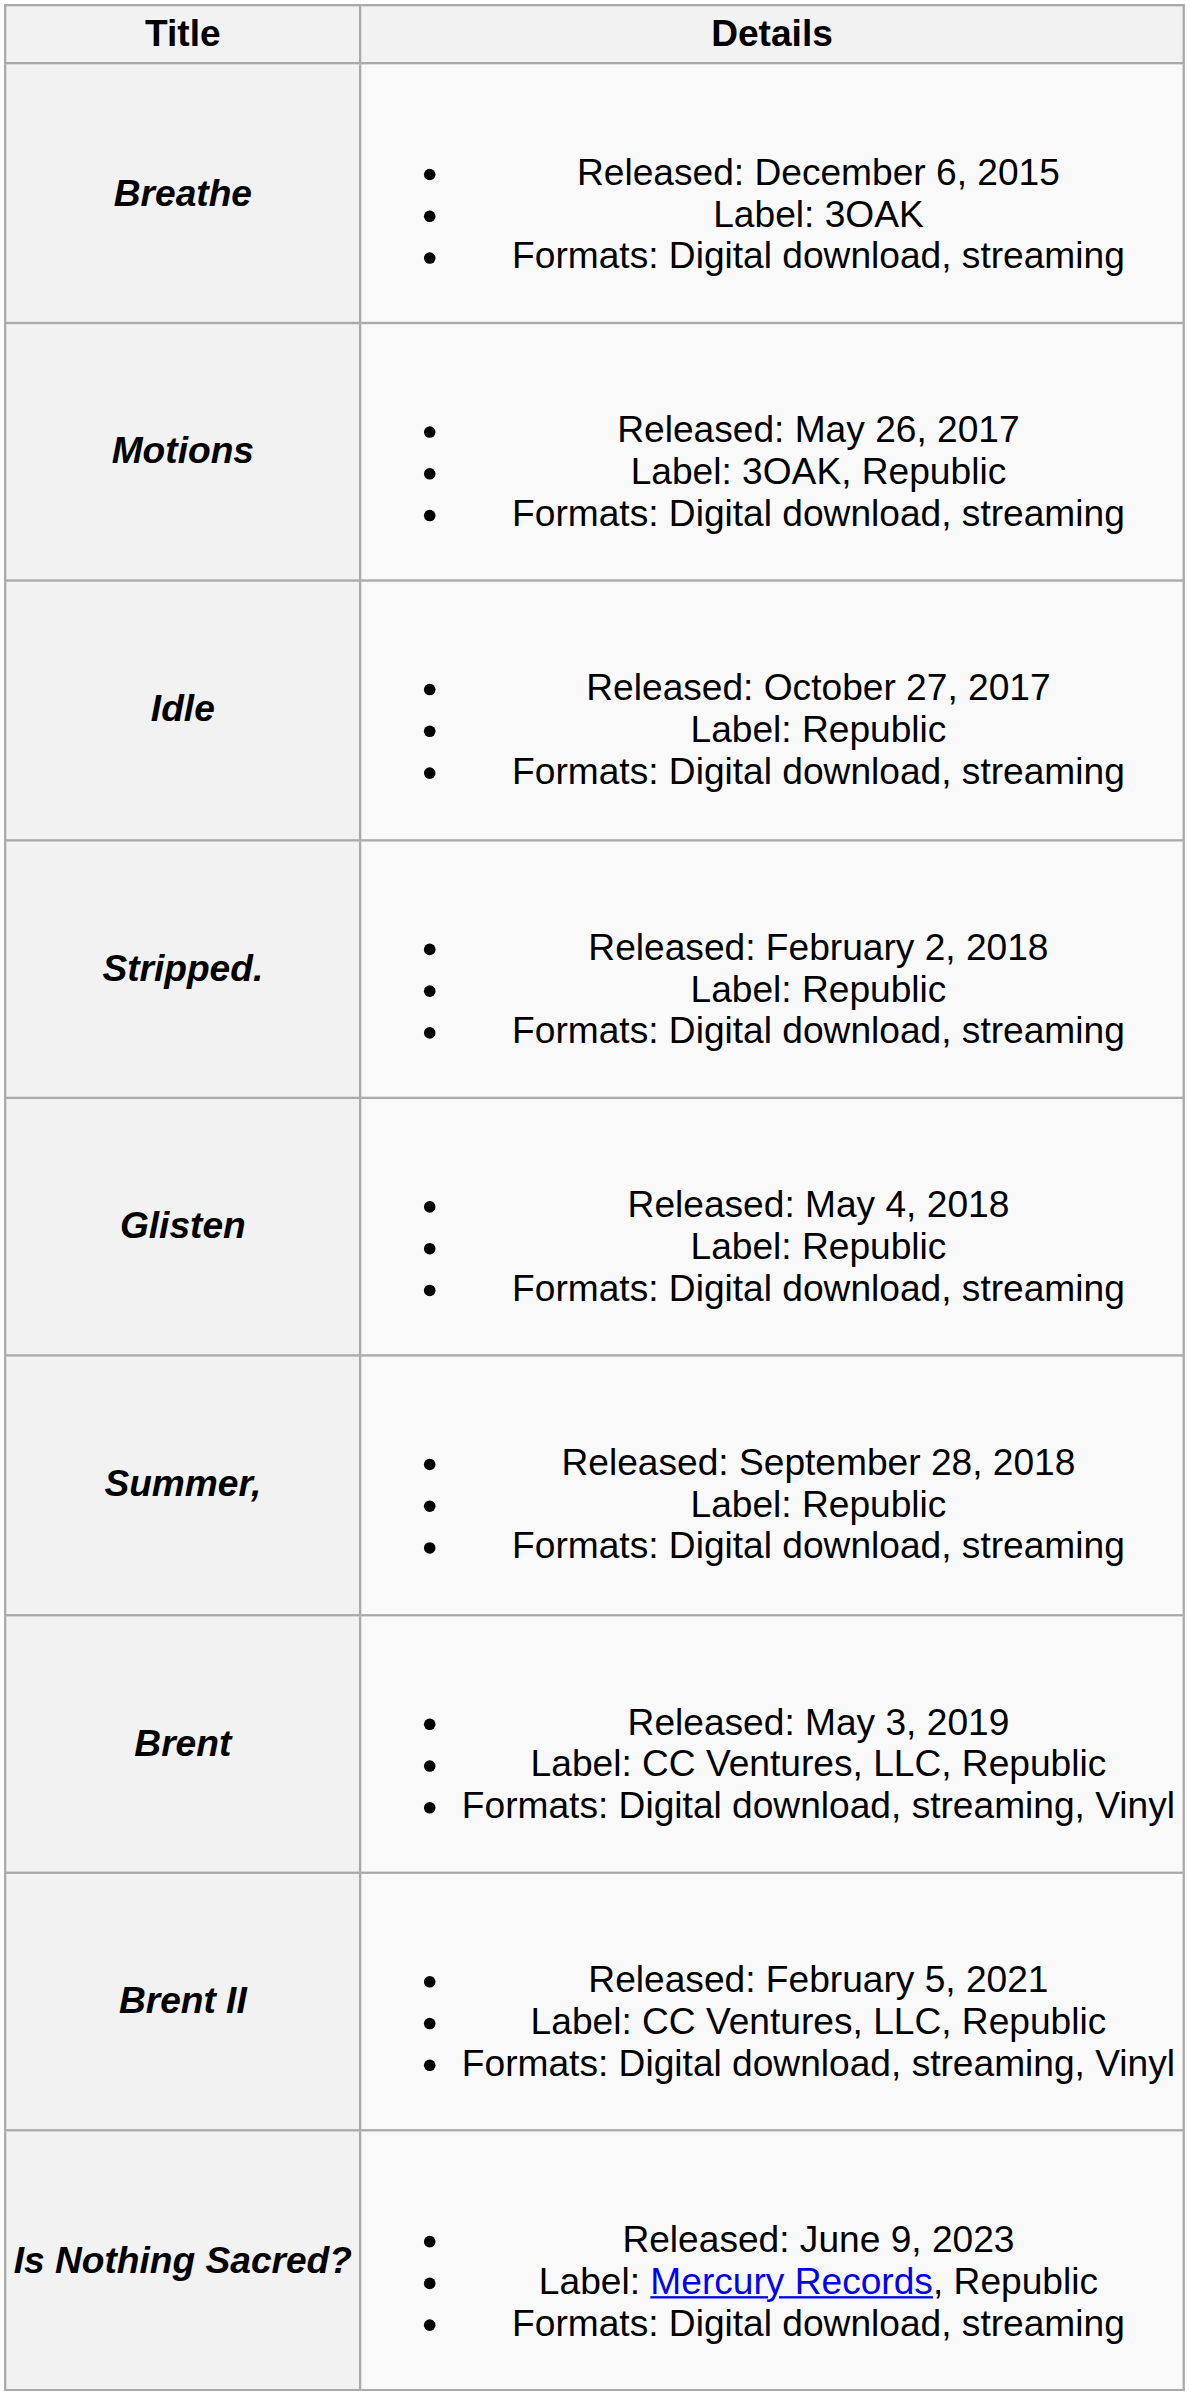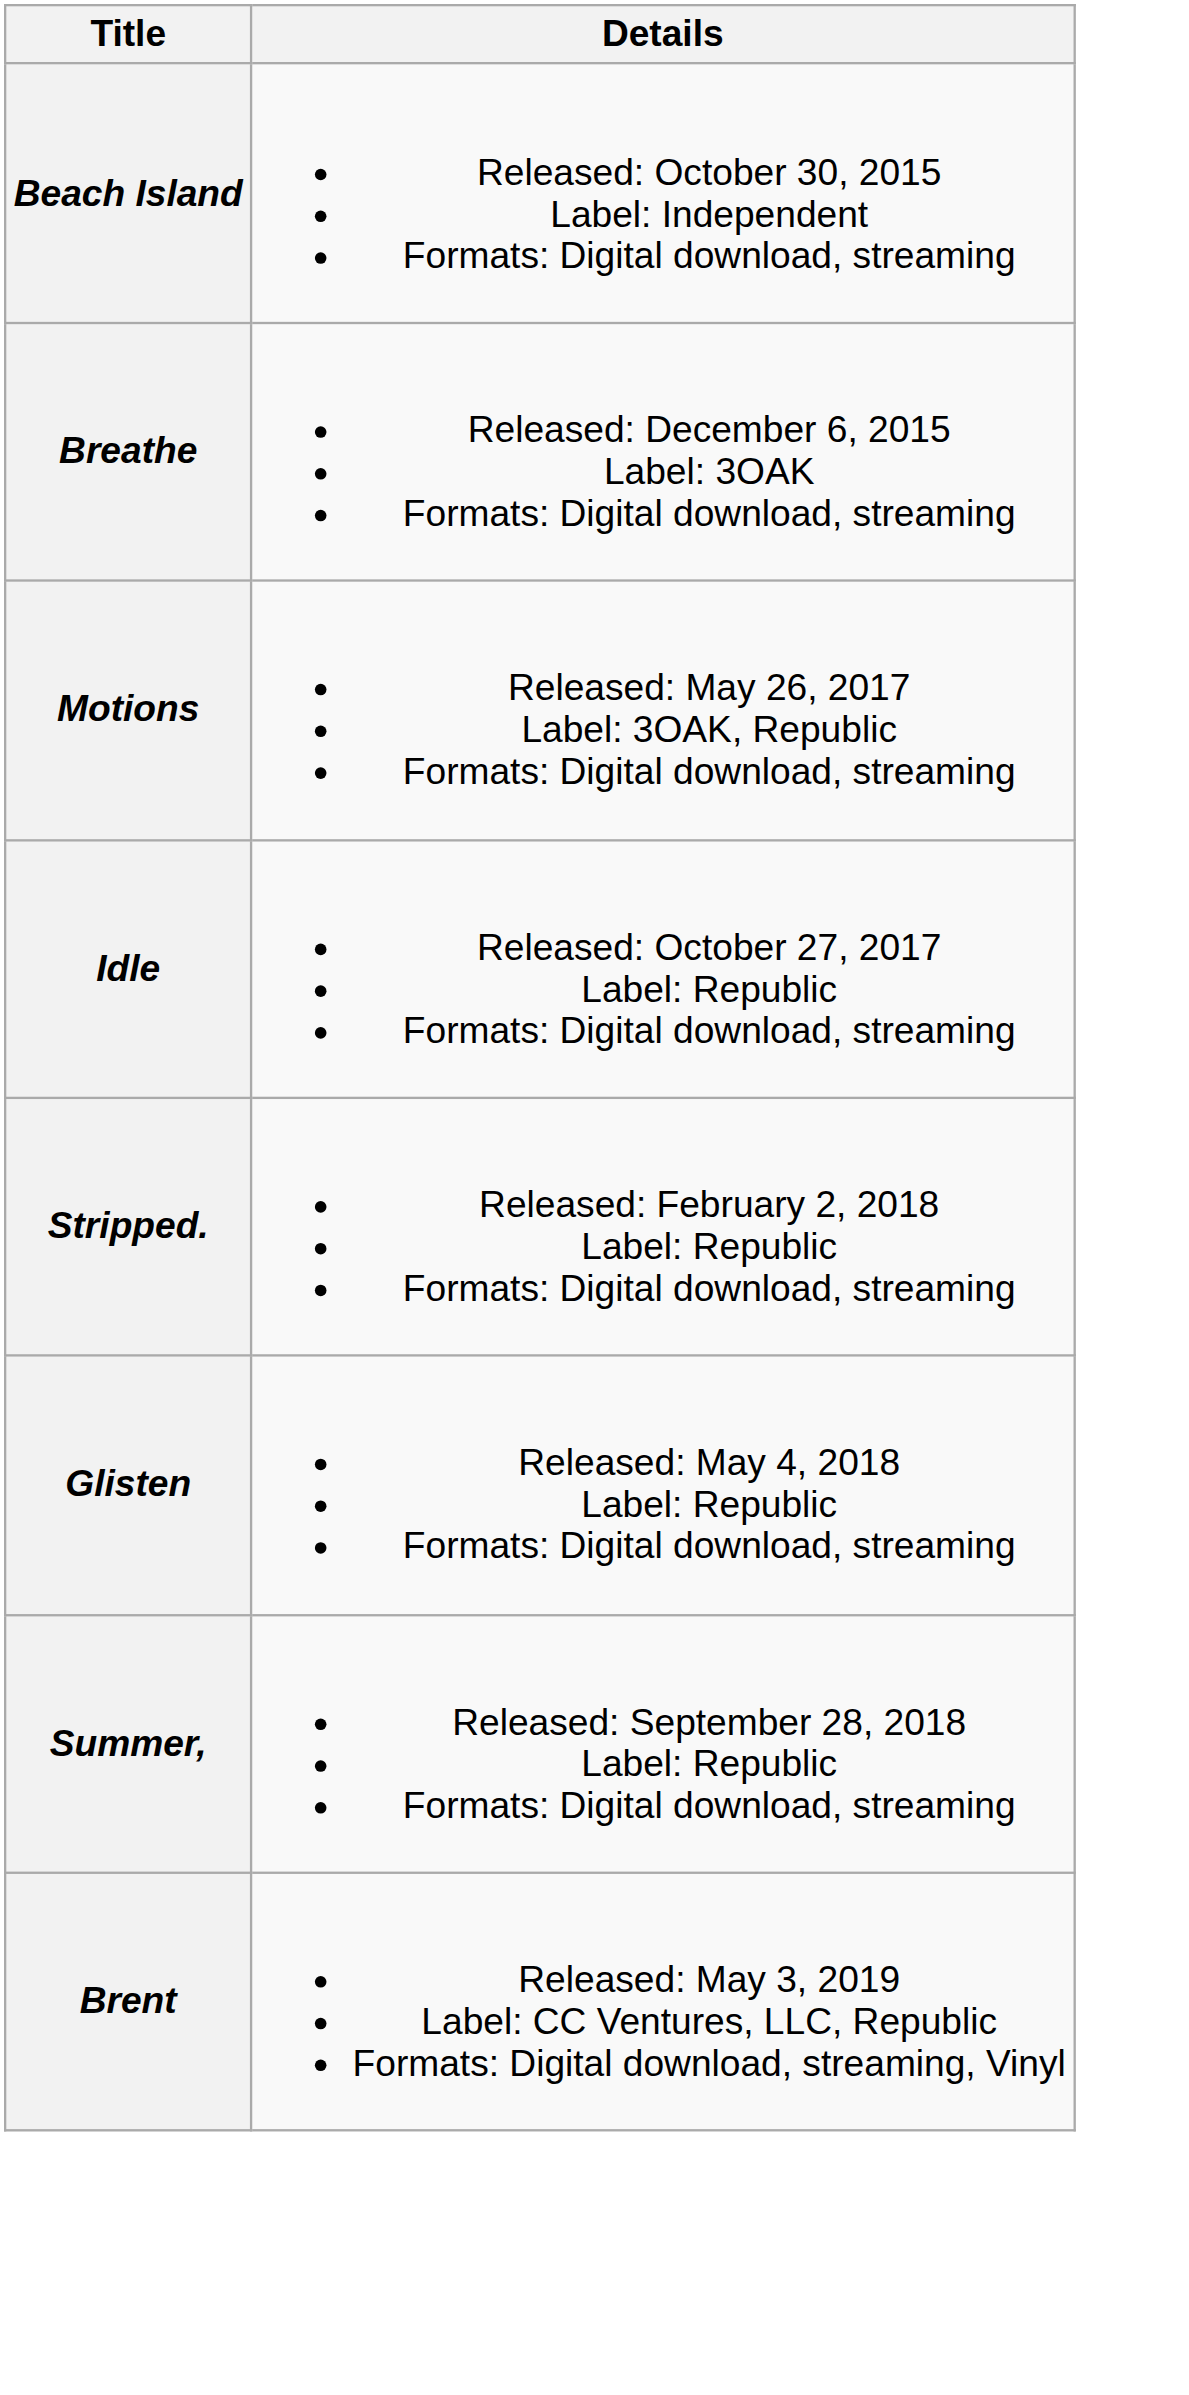+ row: (128, 192)
- row: (183, 2001)
- row: (183, 2259)
